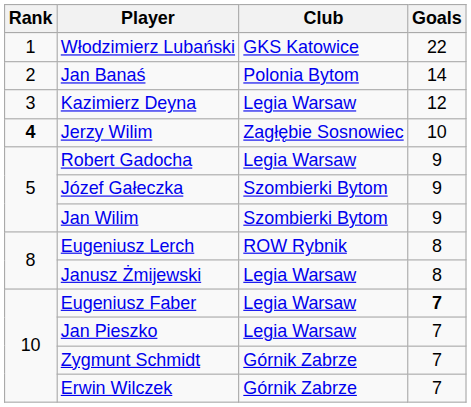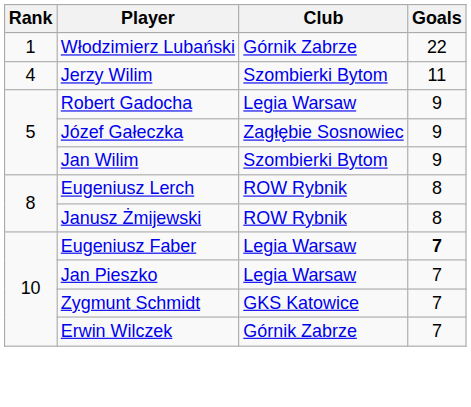(301, 47) GKS Katowice -> (300, 47) Górnik Zabrze
- row: (103, 75)
- row: (128, 103)
(31, 132) bold -> (31, 75) normal
(324, 132) Zagłębie Sosnowiec -> (316, 75) Szombierki Bytom
(437, 132) 10 -> (437, 75) 11
(316, 189) Szombierki Bytom -> (324, 132) Zagłębie Sosnowiec
(300, 274) Legia Warsaw -> (295, 217) ROW Rybnik
(300, 359) Górnik Zabrze -> (301, 302) GKS Katowice
